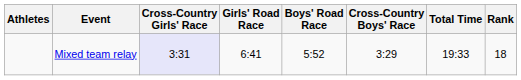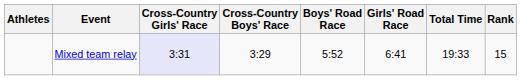columns swapped: (386, 19) <-> (251, 19)
(501, 54) 18 -> (501, 54) 15
